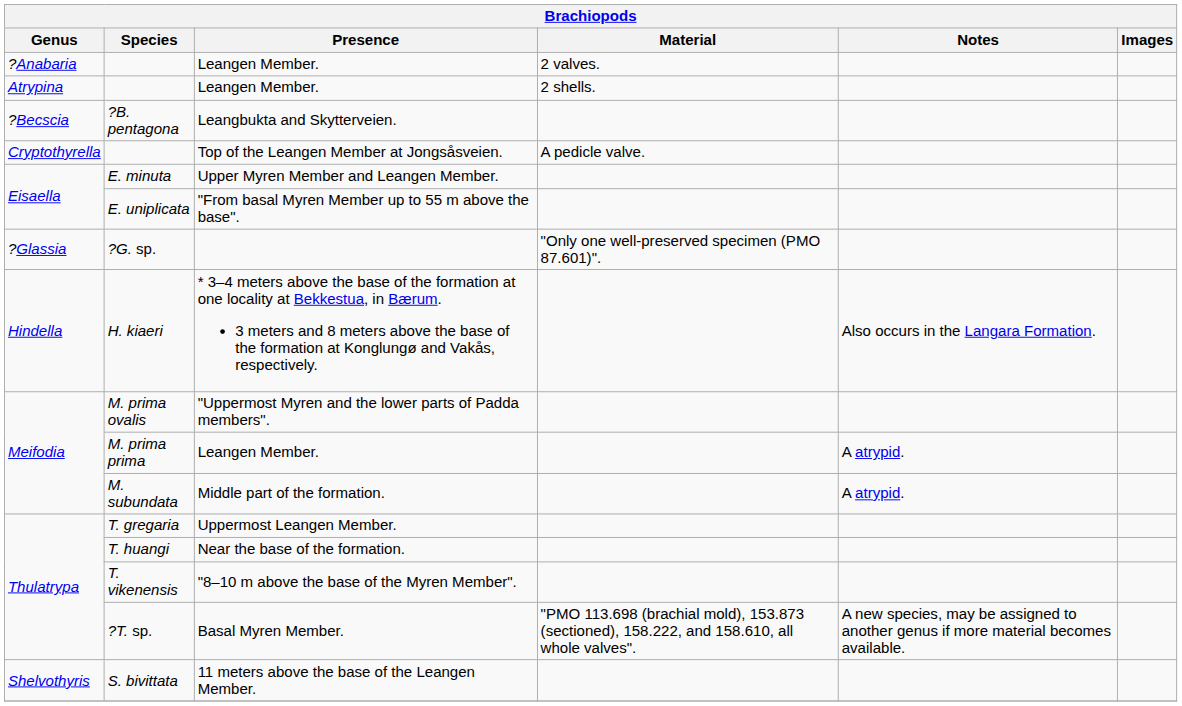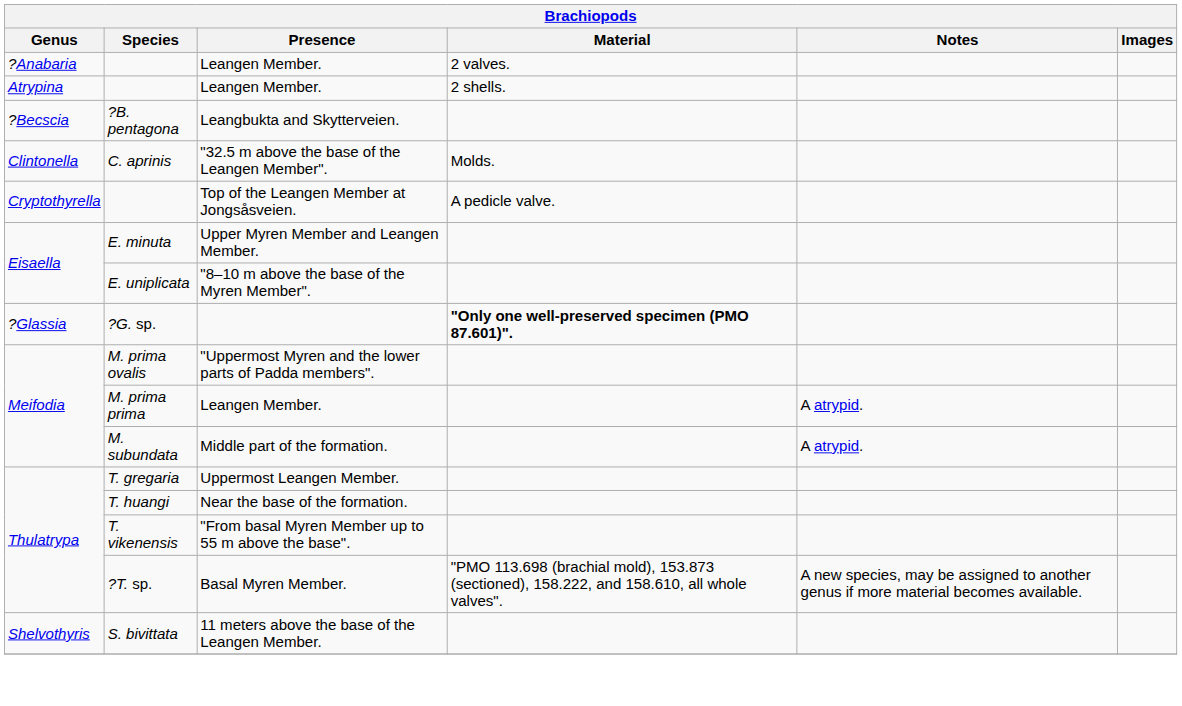+ row: (43, 161)
(363, 208) "From basal Myren Member up to 55 m above the base". -> (303, 283) "8–10 m above the base of the Myren Member".
(680, 249) normal -> (600, 324) bold
- row: (35, 330)
(357, 581) "8–10 m above the base of the Myren Member". -> (312, 534) "From basal Myren Member up to 55 m above the base".
